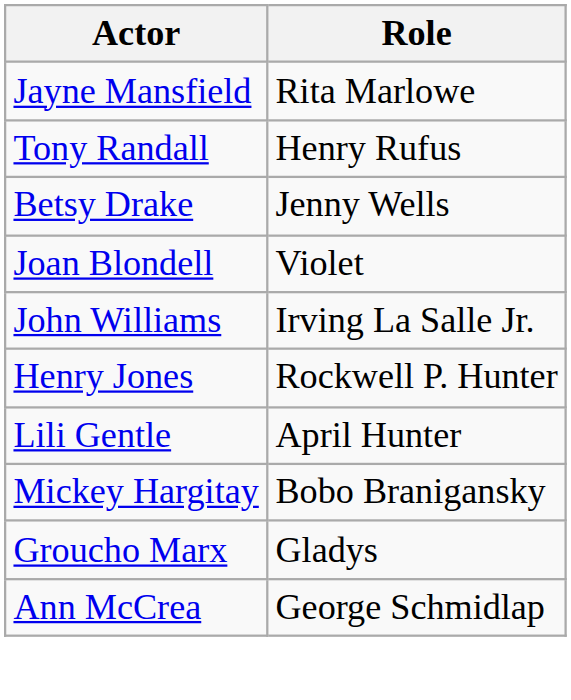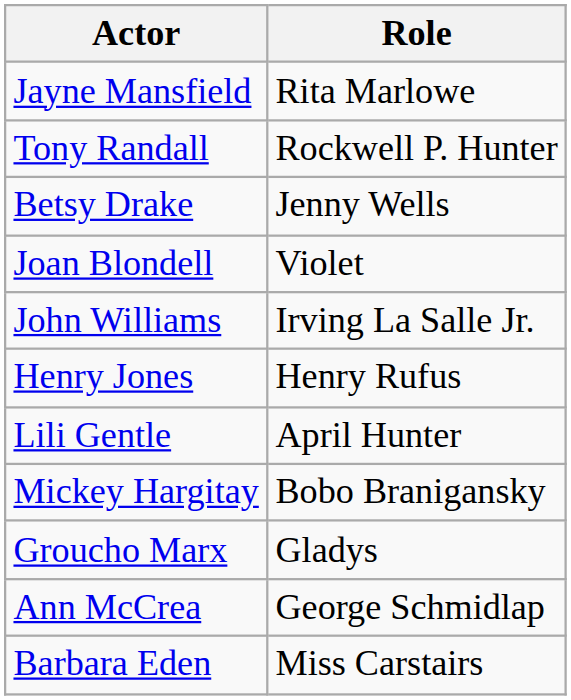(368, 147) Henry Rufus -> (417, 147) Rockwell P. Hunter
(417, 377) Rockwell P. Hunter -> (368, 377) Henry Rufus
+ row: (112, 663)
